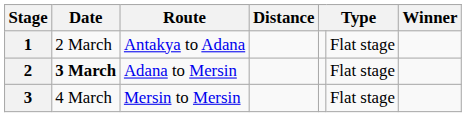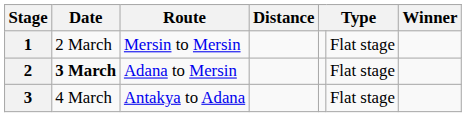(185, 44) Antakya to Adana -> (182, 44) Mersin to Mersin
(182, 97) Mersin to Mersin -> (185, 97) Antakya to Adana
